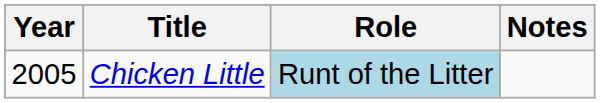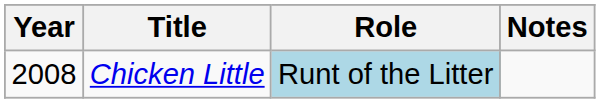(44, 73) 2005 -> (44, 73) 2008
